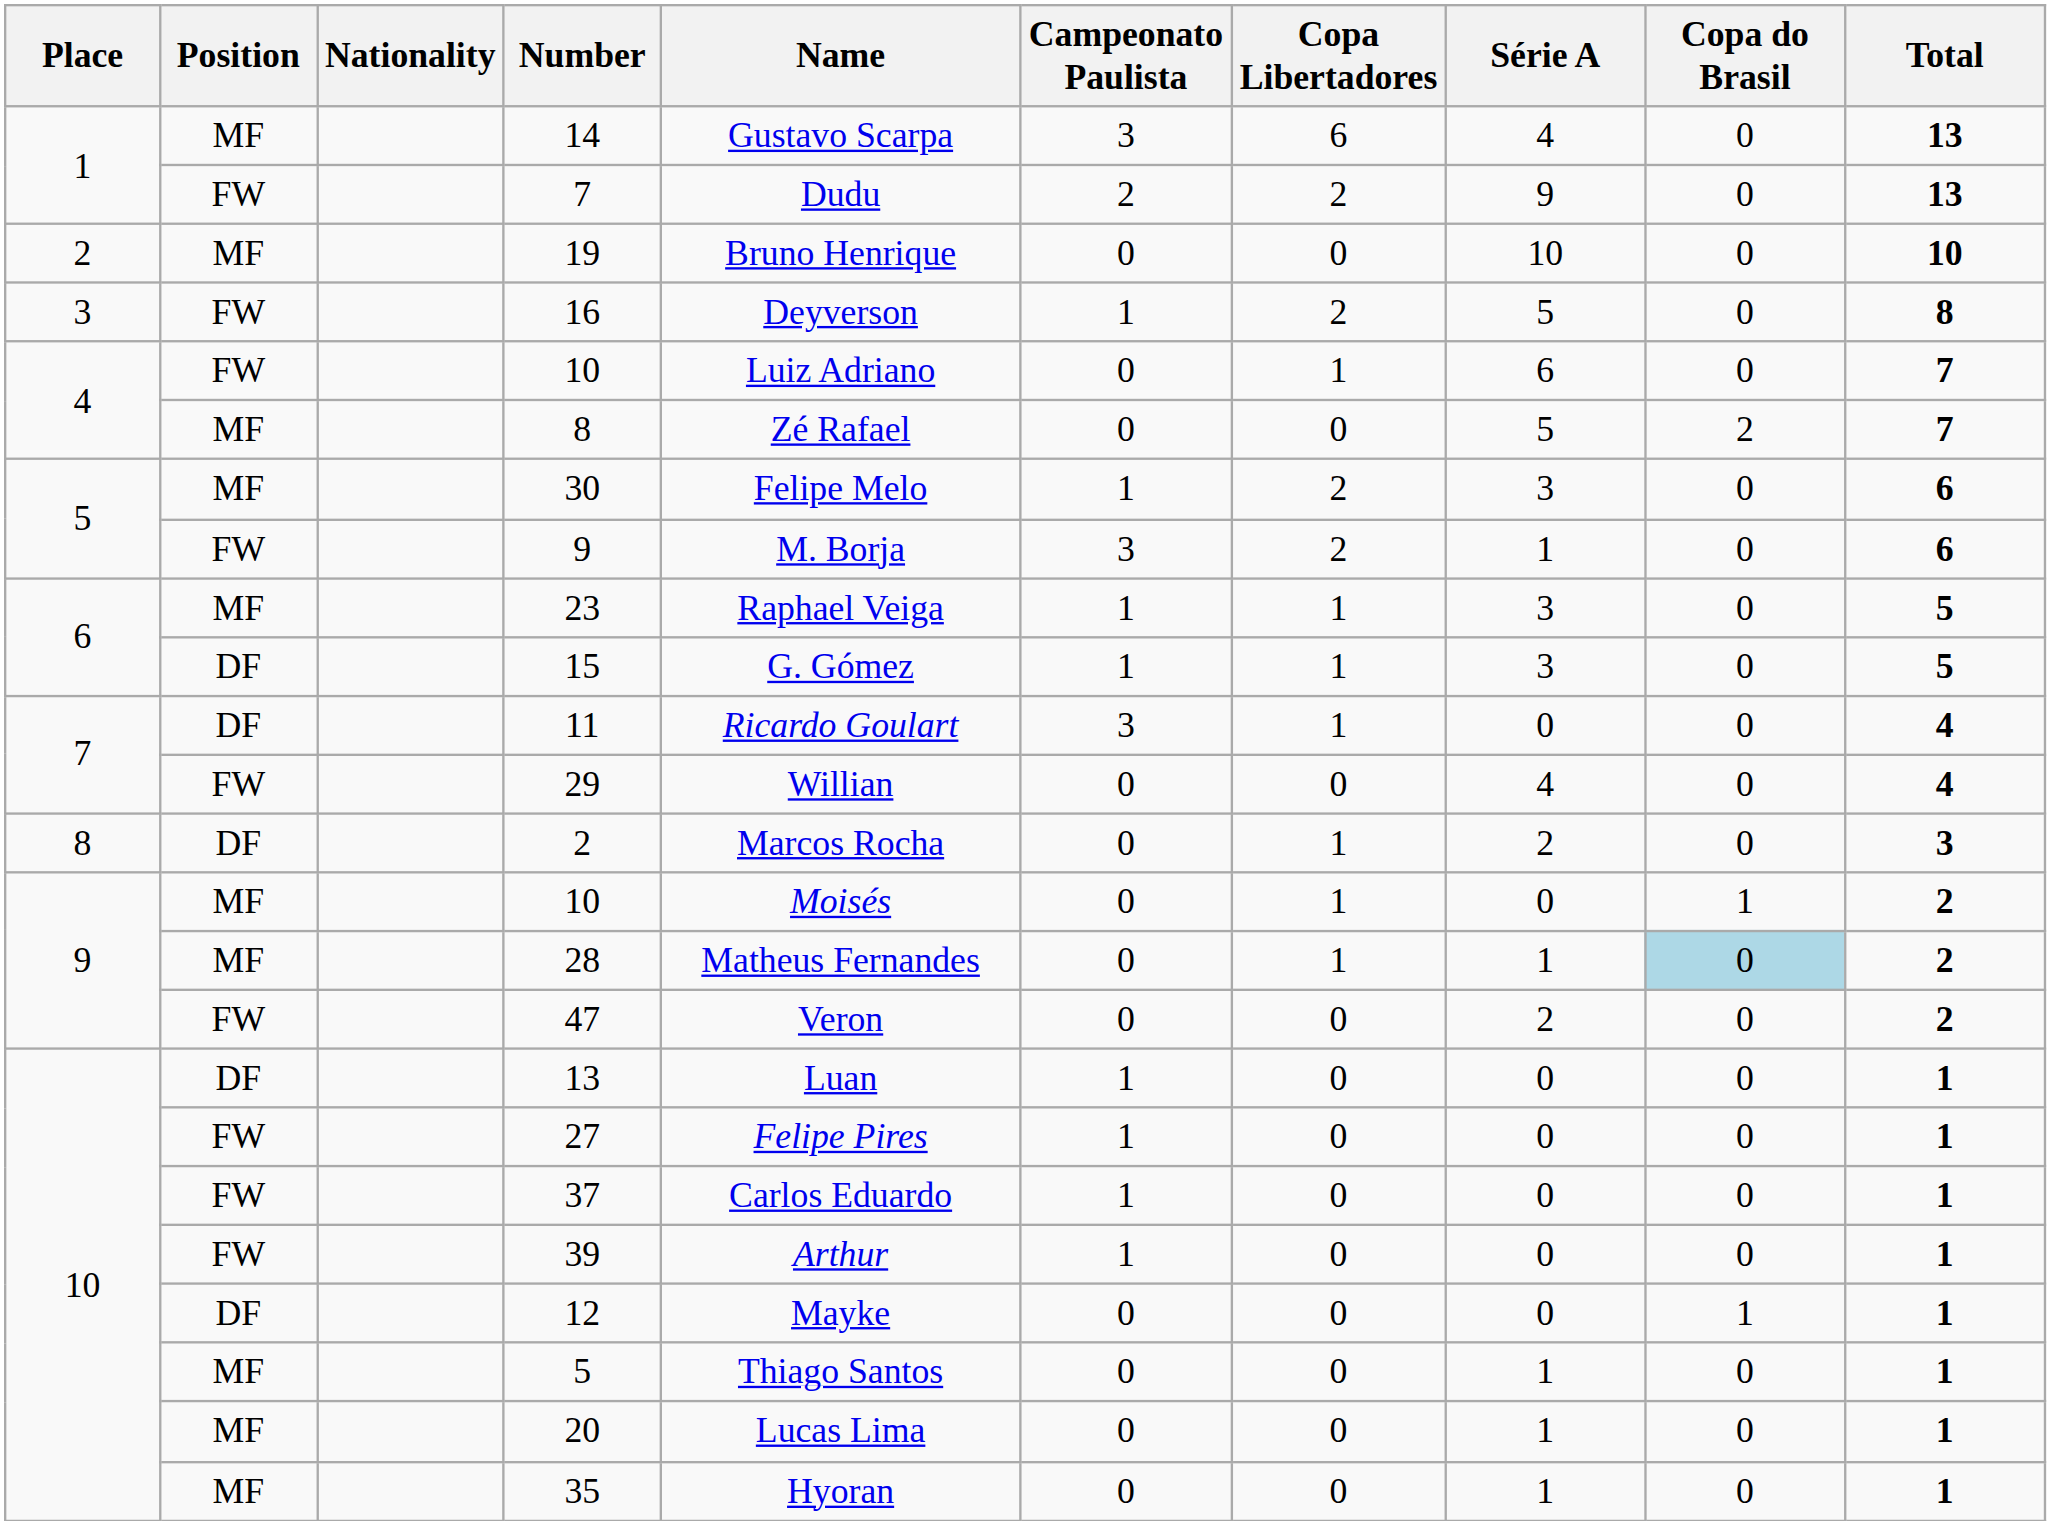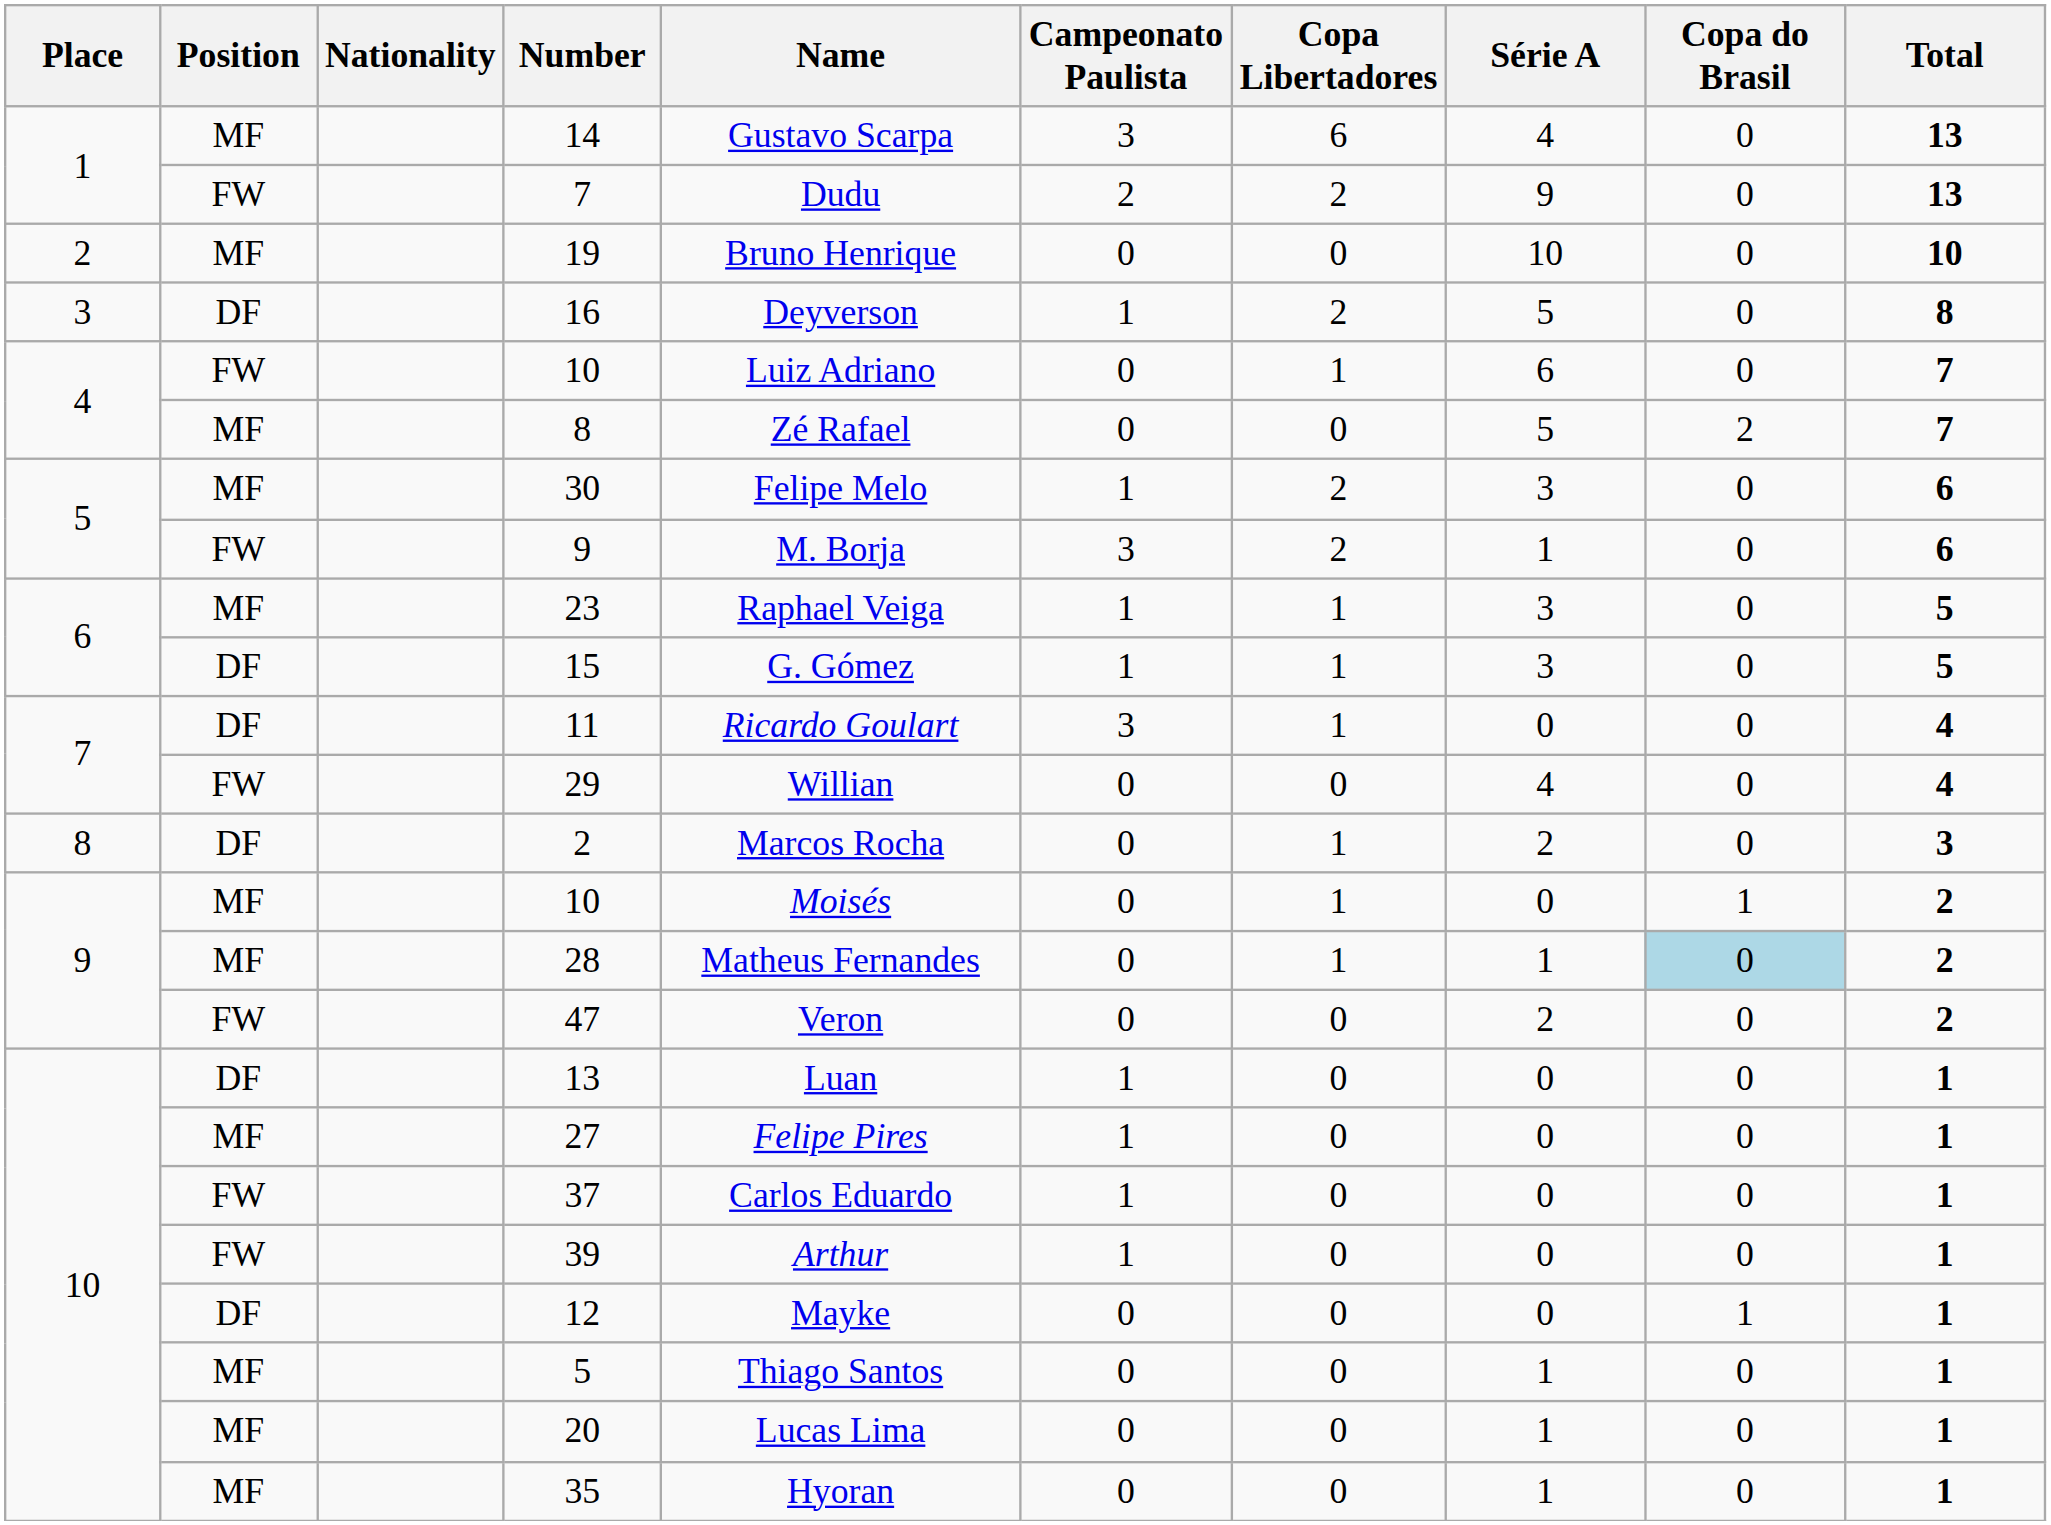(238, 312) FW -> (238, 312) DF
(238, 1136) FW -> (238, 1136) MF
